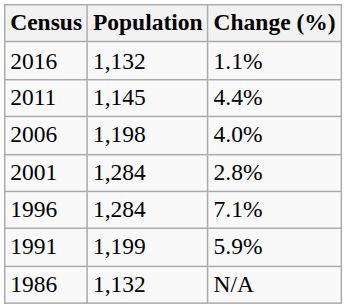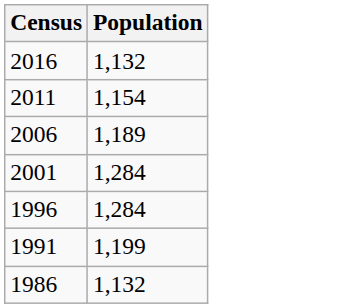- column: (275, 23)
(119, 97) 1,145 -> (119, 97) 1,154
(119, 135) 1,198 -> (119, 135) 1,189
